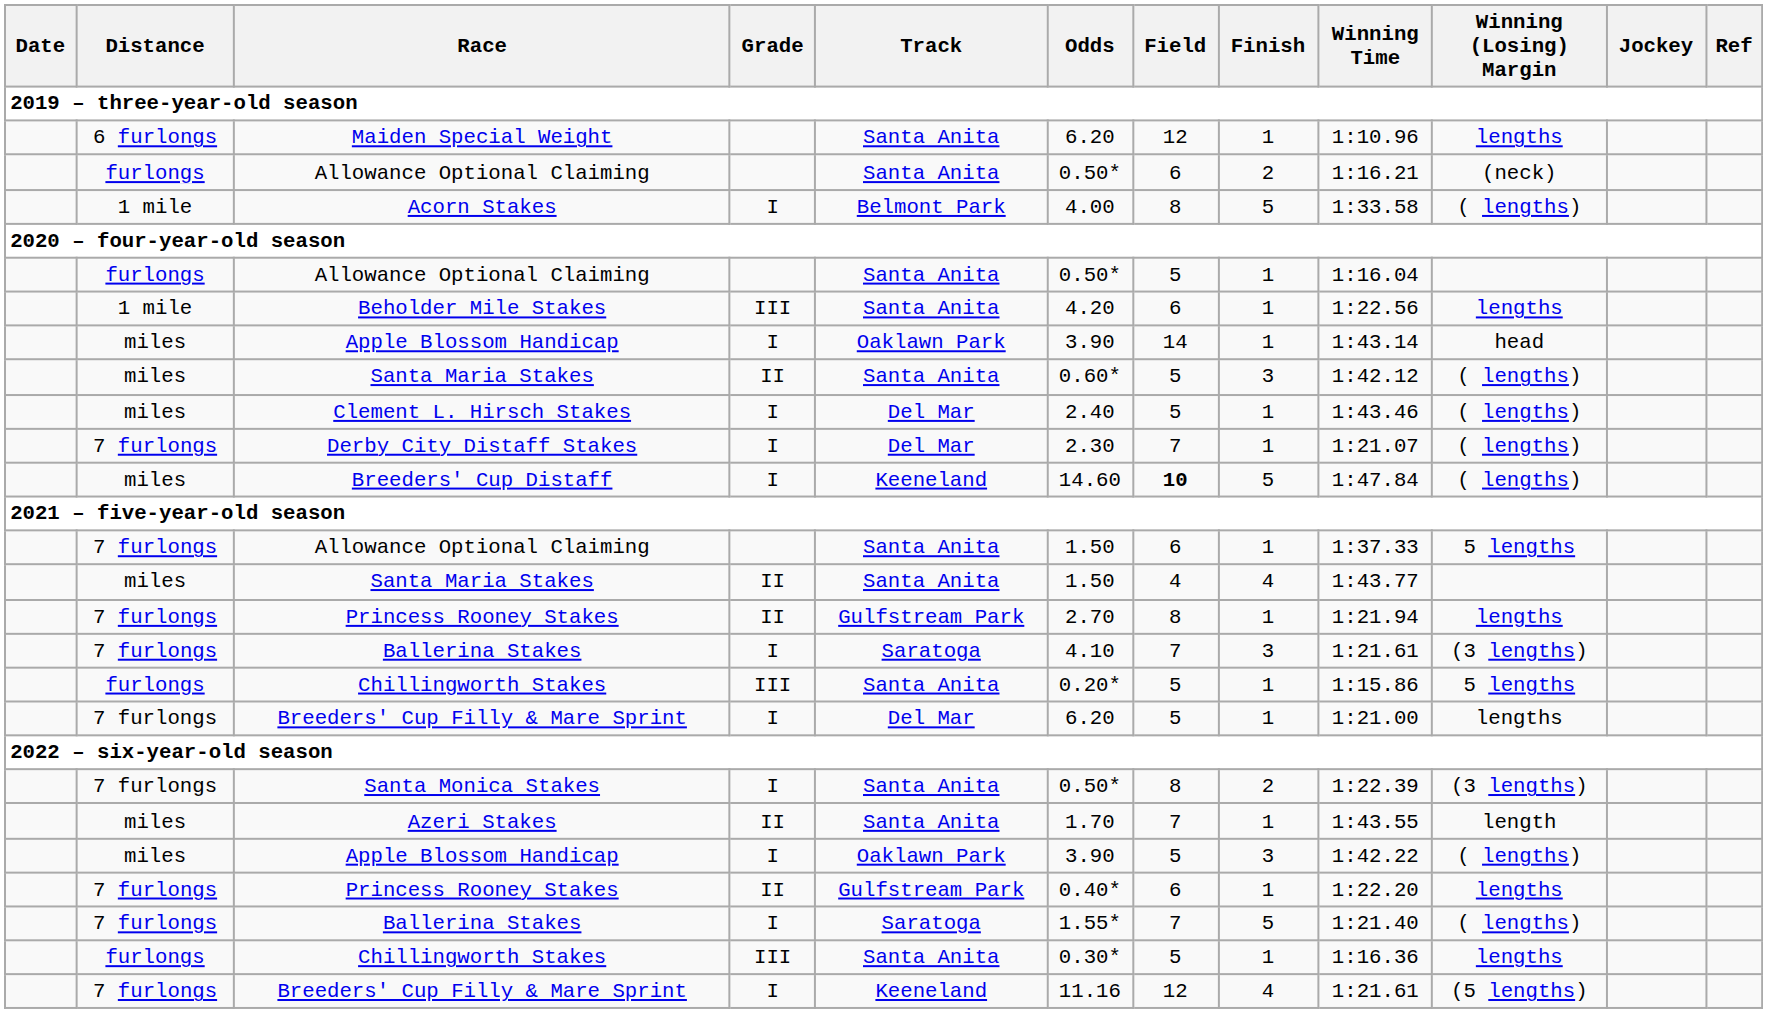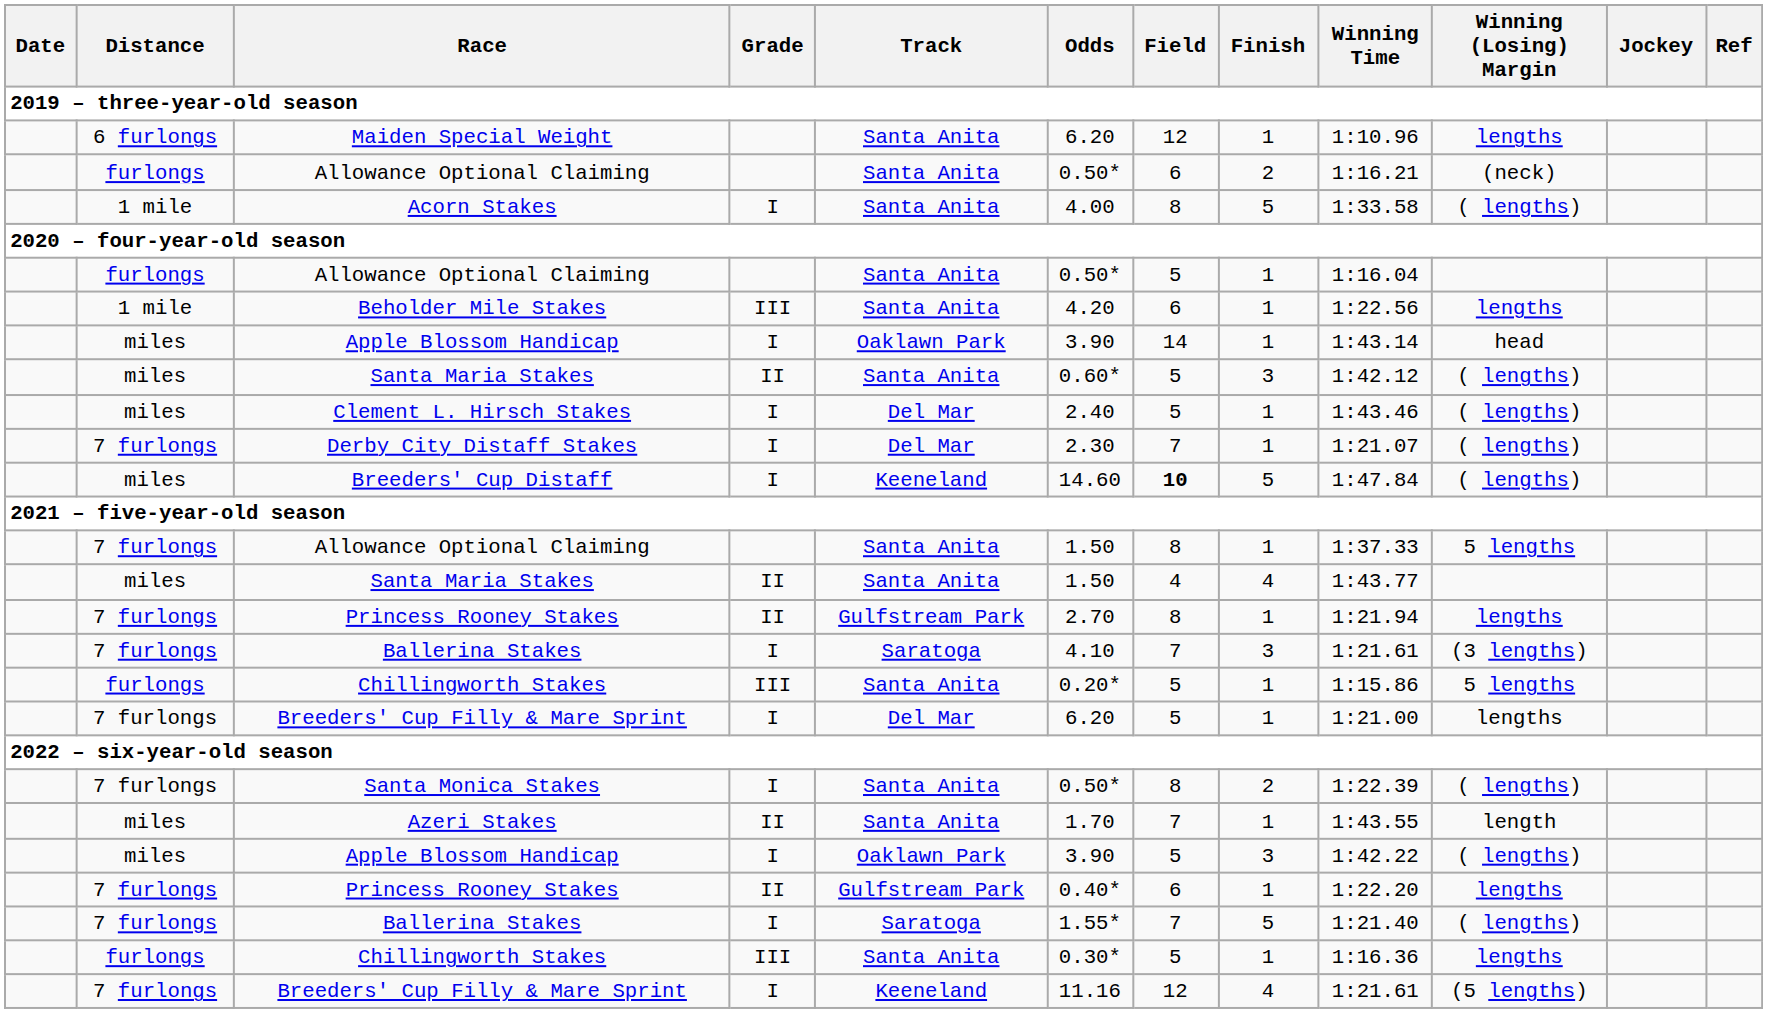(931, 207) Belmont Park -> (931, 207) Santa Anita
(1175, 548) 6 -> (1175, 548) 8
(1519, 787) (3 lengths) -> (1519, 787) ( lengths)
